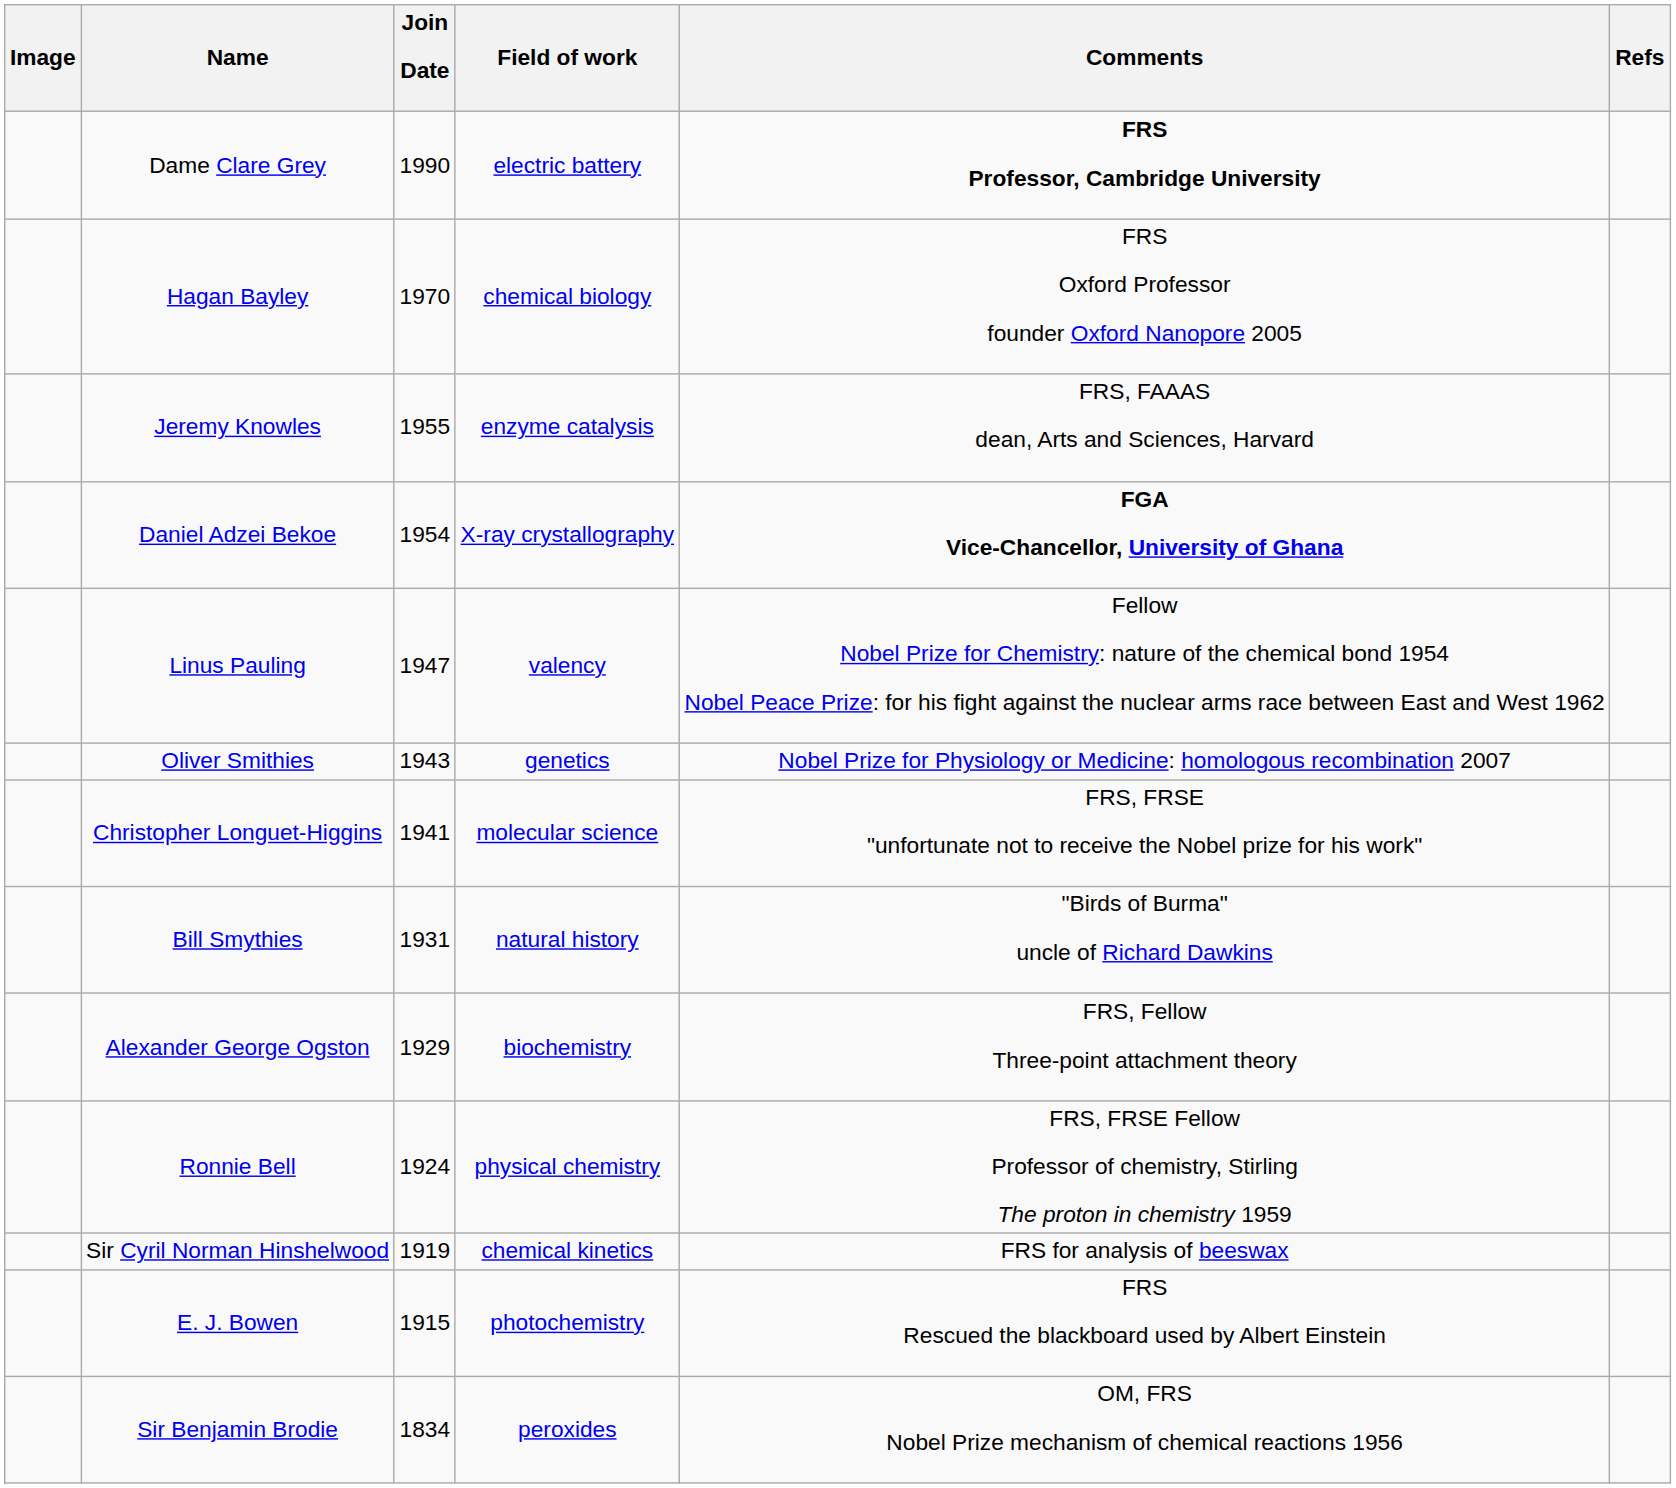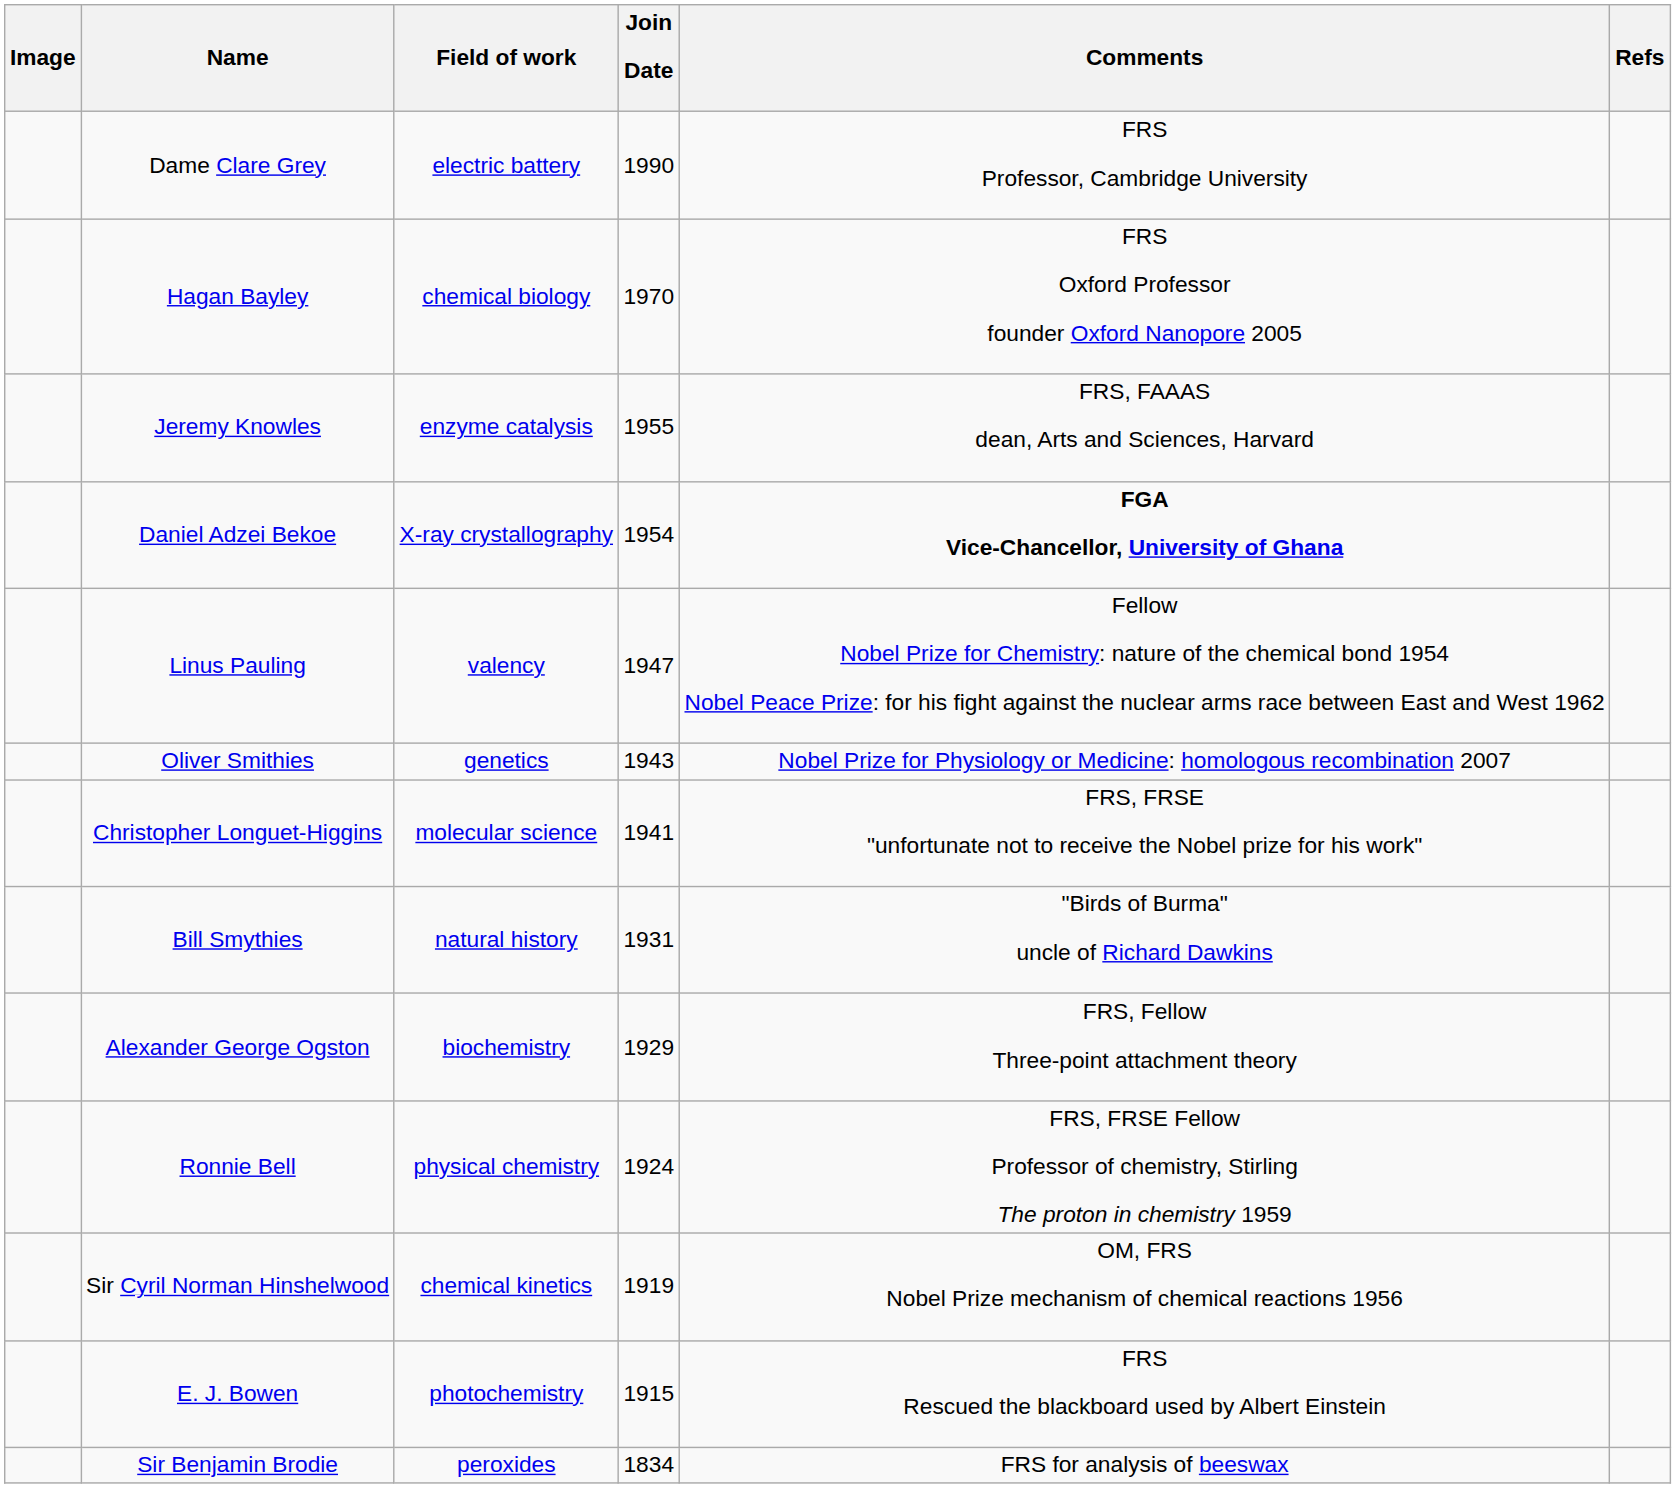columns swapped: (425, 47) <-> (567, 58)
(1145, 154) bold -> (1145, 154) normal
(1145, 1250) FRS for analysis of beeswax -> (1145, 1275) OM, FRS Nobel Prize mechanism of chemical reactions 1956
(1145, 1418) OM, FRS Nobel Prize mechanism of chemical reactions 1956 -> (1145, 1465) FRS for analysis of beeswax
